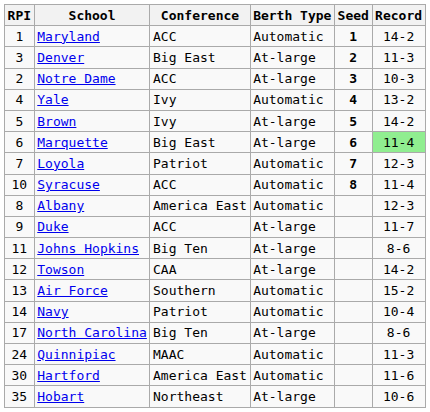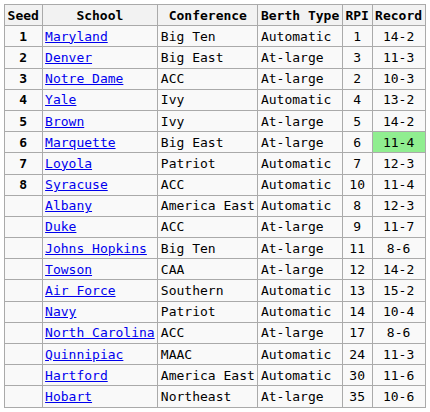columns swapped: (353, 15) <-> (19, 15)
(165, 36) ACC -> (188, 36) Big Ten
(180, 333) Big Ten -> (173, 333) ACC
